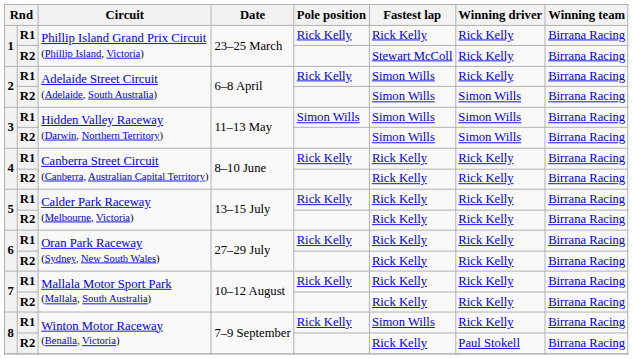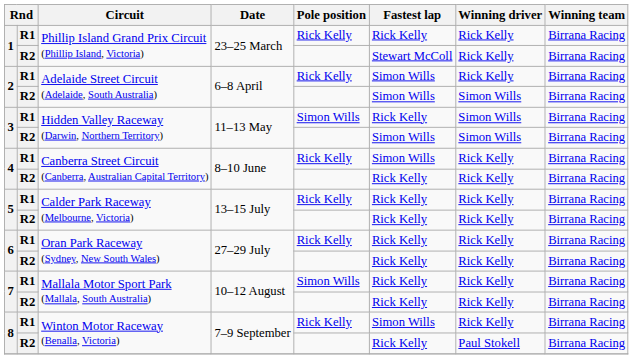(403, 117) Simon Wills -> (400, 117) Rick Kelly
(400, 158) Rick Kelly -> (403, 158) Simon Wills
(324, 281) Rick Kelly -> (328, 281) Simon Wills
